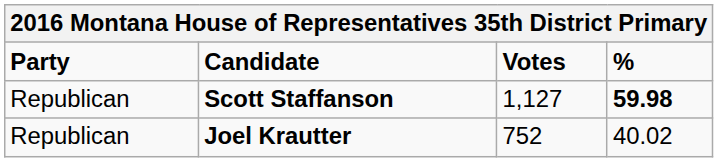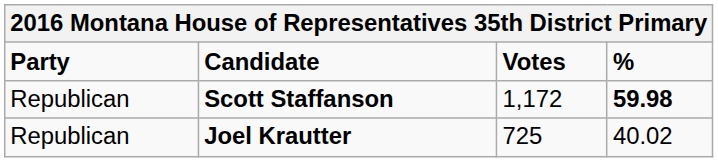(532, 99) 1,127 -> (532, 99) 1,172
(522, 136) 752 -> (522, 136) 725
